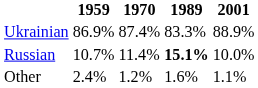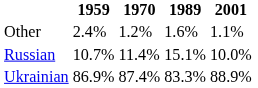rows swapped: (36, 32) <-> (22, 76)
(186, 54) bold -> (185, 54) normal
